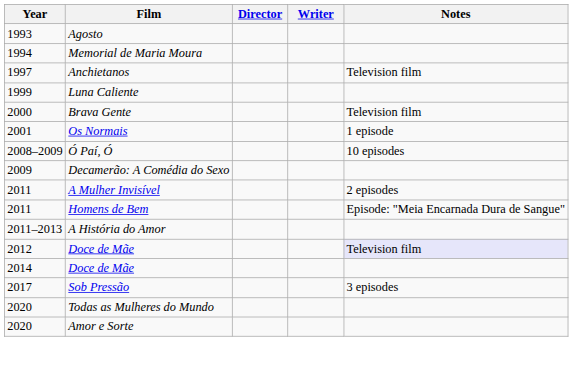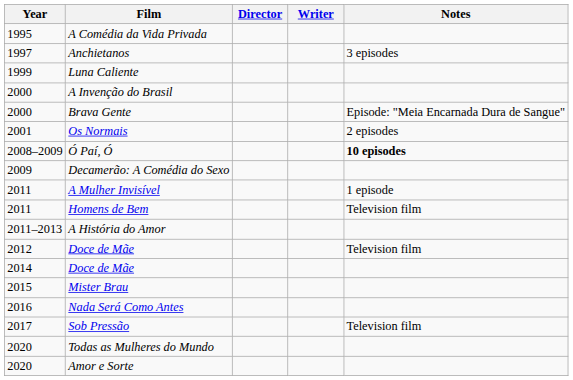- row: (20, 33)
- row: (20, 53)
+ row: (20, 33)
(384, 72) Television film -> (372, 53) 3 episodes
+ row: (20, 92)
(384, 111) Television film -> (456, 111) Episode: "Meia Encarnada Dura de Sangue"
(370, 131) 1 episode -> (372, 131) 2 episodes
(375, 151) normal -> (376, 151) bold
(372, 190) 2 episodes -> (370, 190) 1 episode
(456, 209) Episode: "Meia Encarnada Dura de Sangue" -> (384, 209) Television film
(384, 248) lavender background -> (384, 248) no background
+ row: (20, 287)
+ row: (20, 307)
(372, 287) 3 episodes -> (384, 326) Television film
